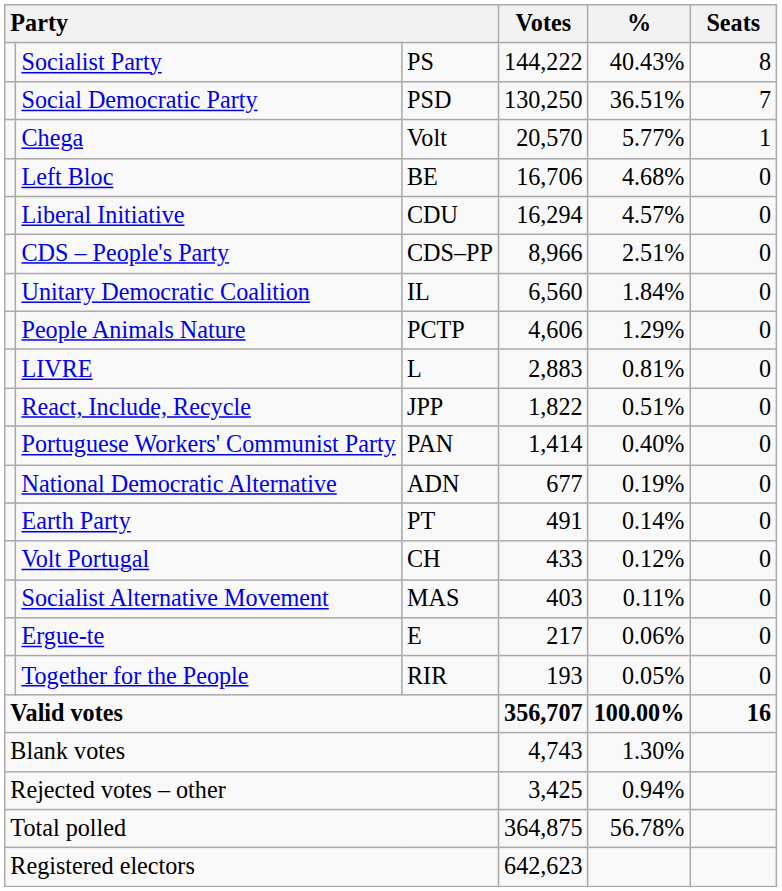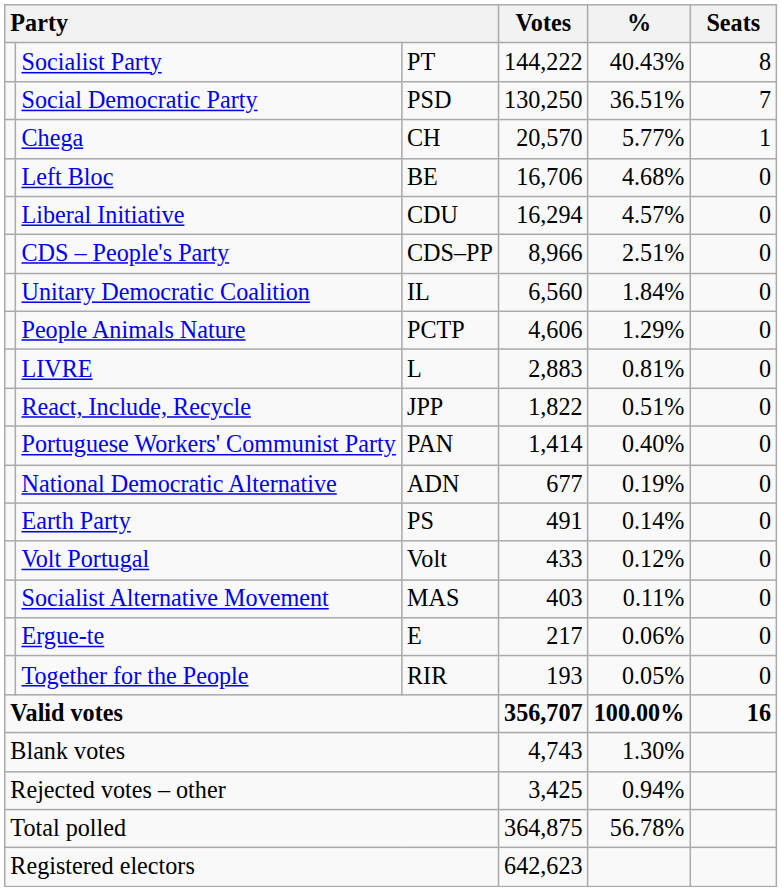(420, 61) PS -> (421, 61) PT
(427, 138) Volt -> (424, 138) CH
(421, 521) PT -> (420, 521) PS
(424, 560) CH -> (427, 560) Volt
